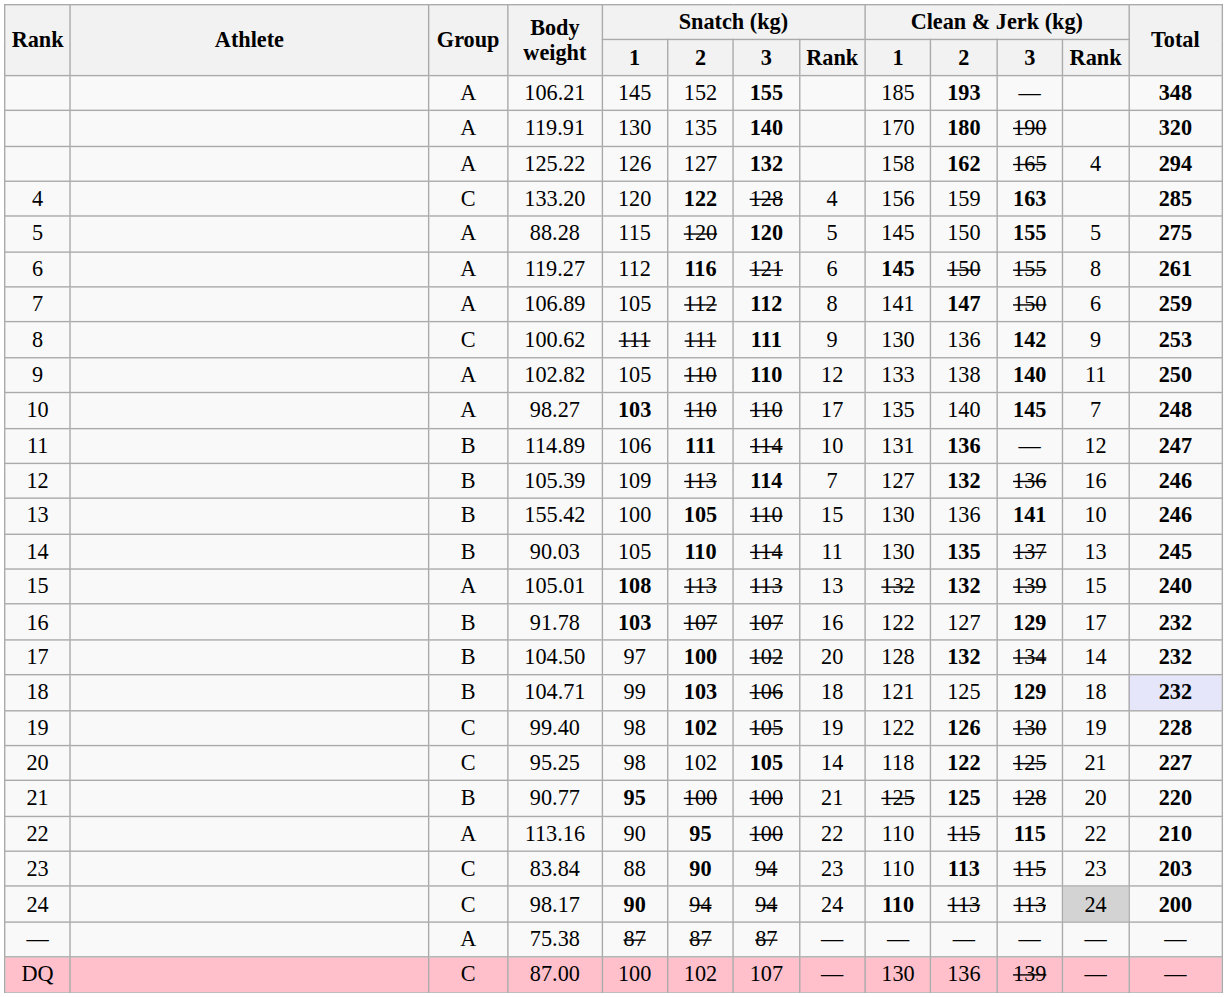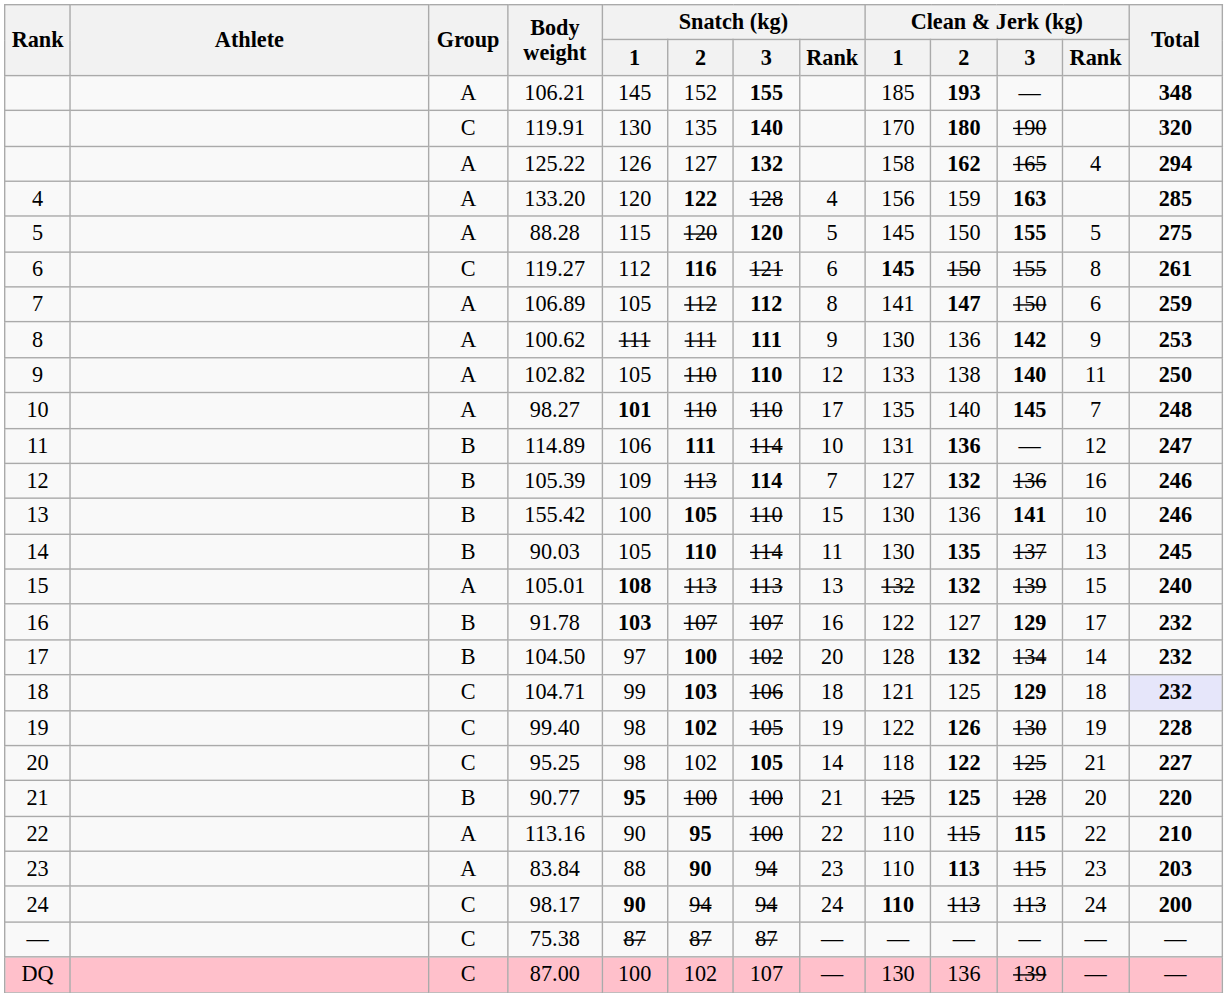(468, 127) A -> (468, 127) C
(468, 198) C -> (468, 198) A
(468, 269) A -> (468, 269) C
(468, 339) C -> (468, 339) A
(635, 410) 103 -> (635, 410) 101
(468, 692) B -> (468, 692) C
(468, 868) C -> (468, 868) A
(1096, 903) lightgrey background -> (1096, 903) no background
(468, 939) A -> (468, 939) C
